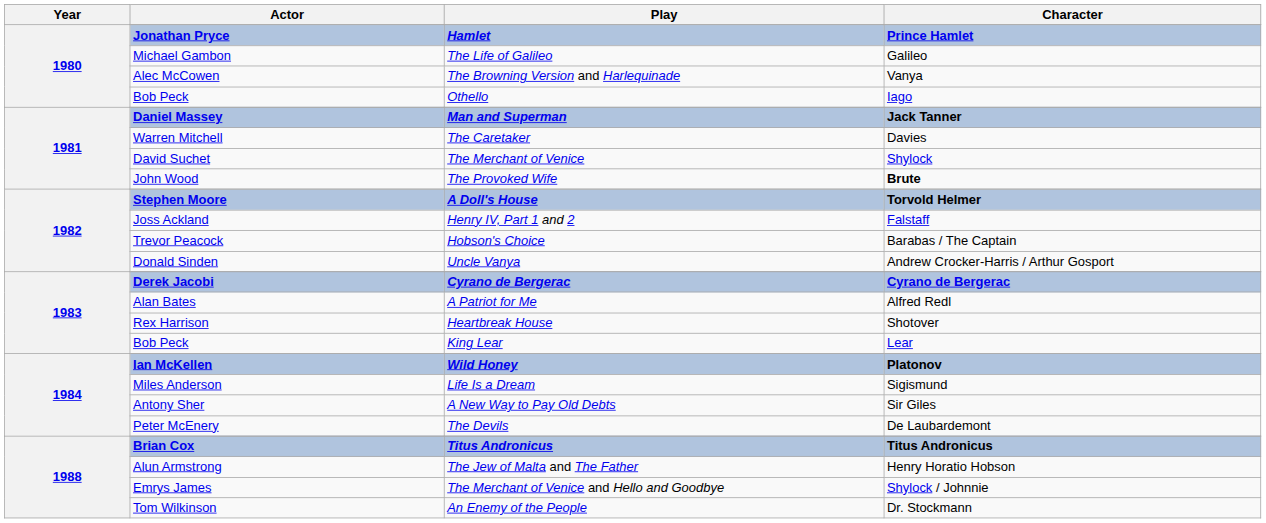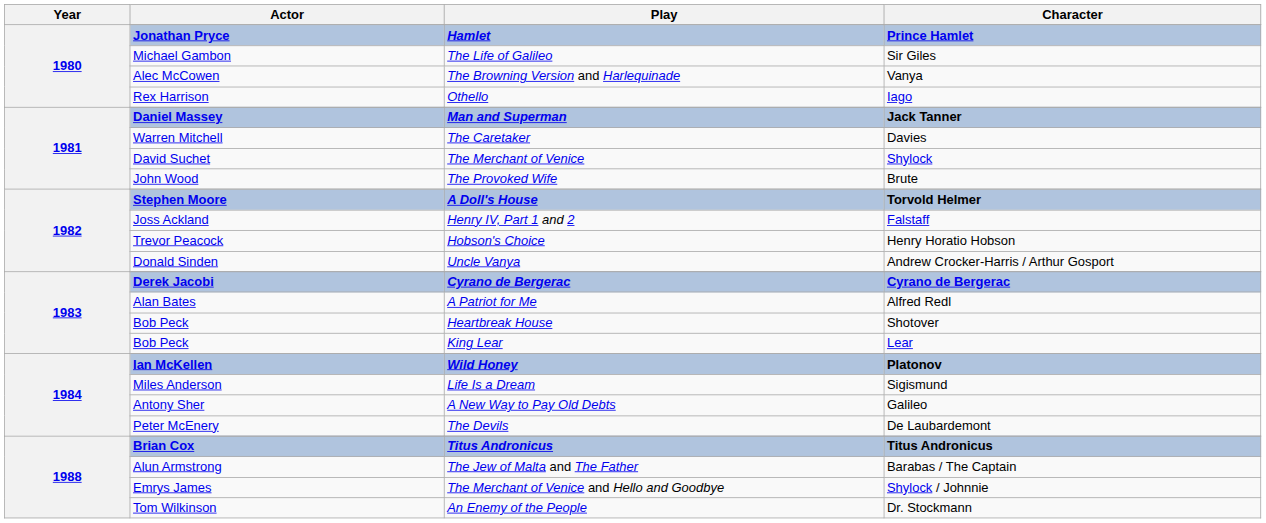(907, 55) Galileo -> (911, 55) Sir Giles
(161, 96) Bob Peck -> (171, 96) Rex Harrison
(904, 179) bold -> (902, 179) normal
(952, 240) Barabas / The Captain -> (951, 240) Henry Horatio Hobson
(171, 323) Rex Harrison -> (161, 323) Bob Peck
(911, 405) Sir Giles -> (907, 405) Galileo
(951, 466) Henry Horatio Hobson -> (952, 466) Barabas / The Captain
